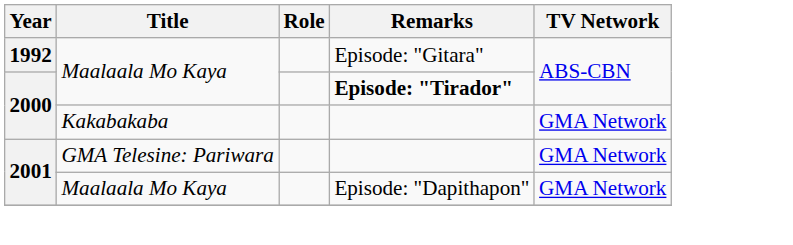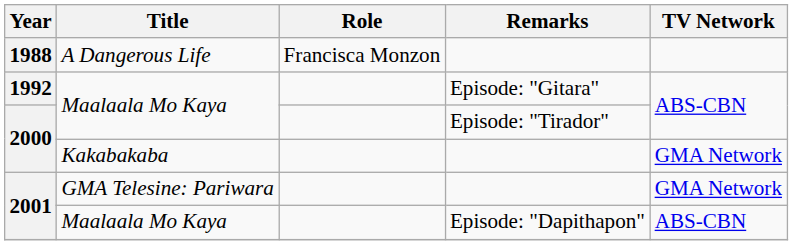+ row: (31, 54)
(424, 88) bold -> (529, 121) normal
(603, 188) GMA Network -> (700, 222) ABS-CBN
